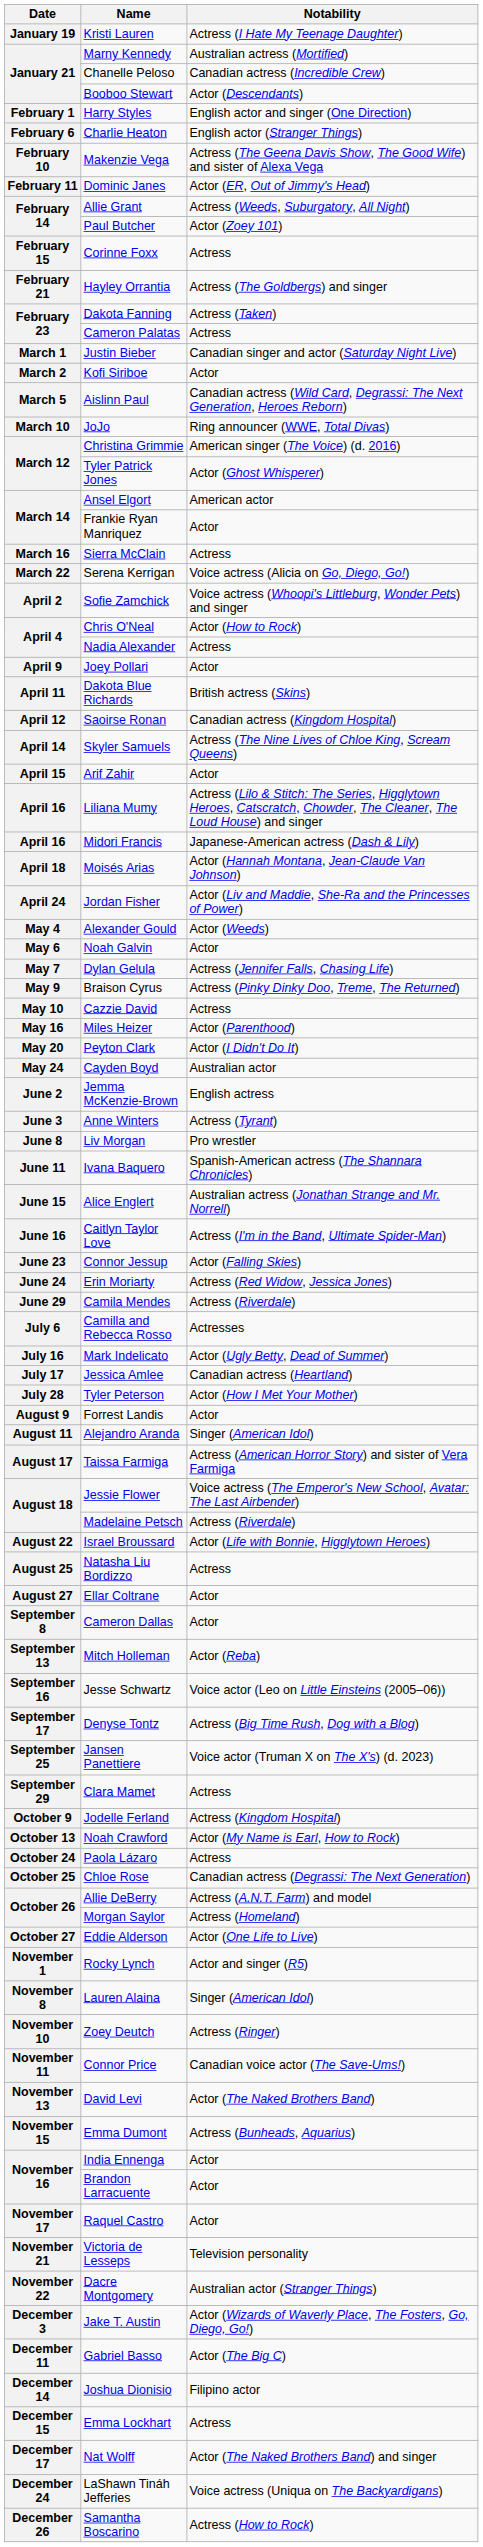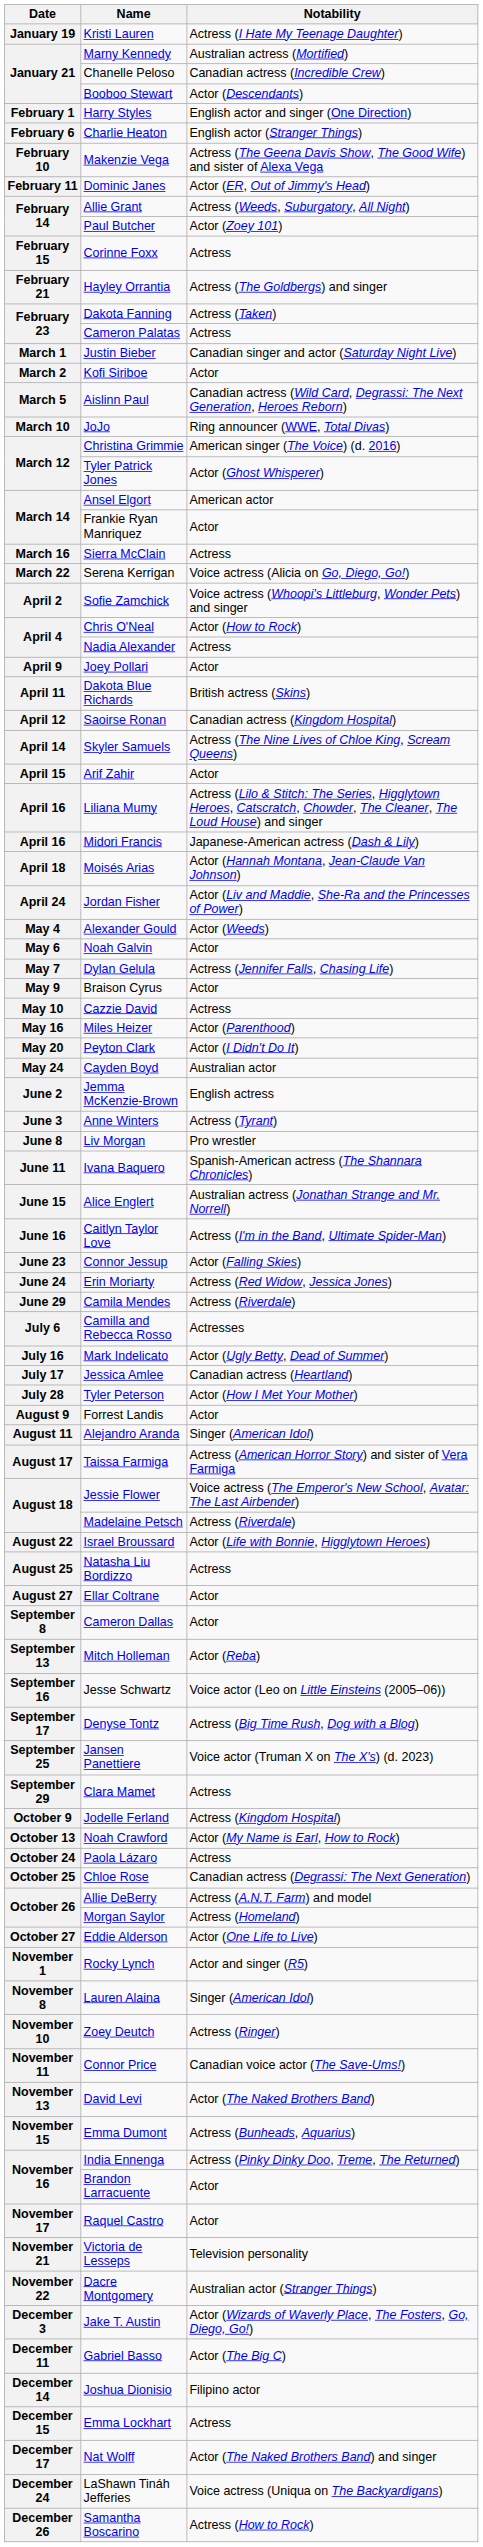(325, 988) Actress (Pinky Dinky Doo, Treme, The Returned) -> (204, 988) Actor
(204, 2160) Actor -> (325, 2160) Actress (Pinky Dinky Doo, Treme, The Returned)
